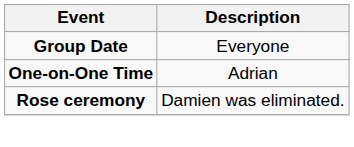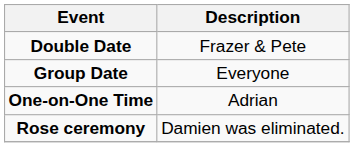+ row: (81, 45)
